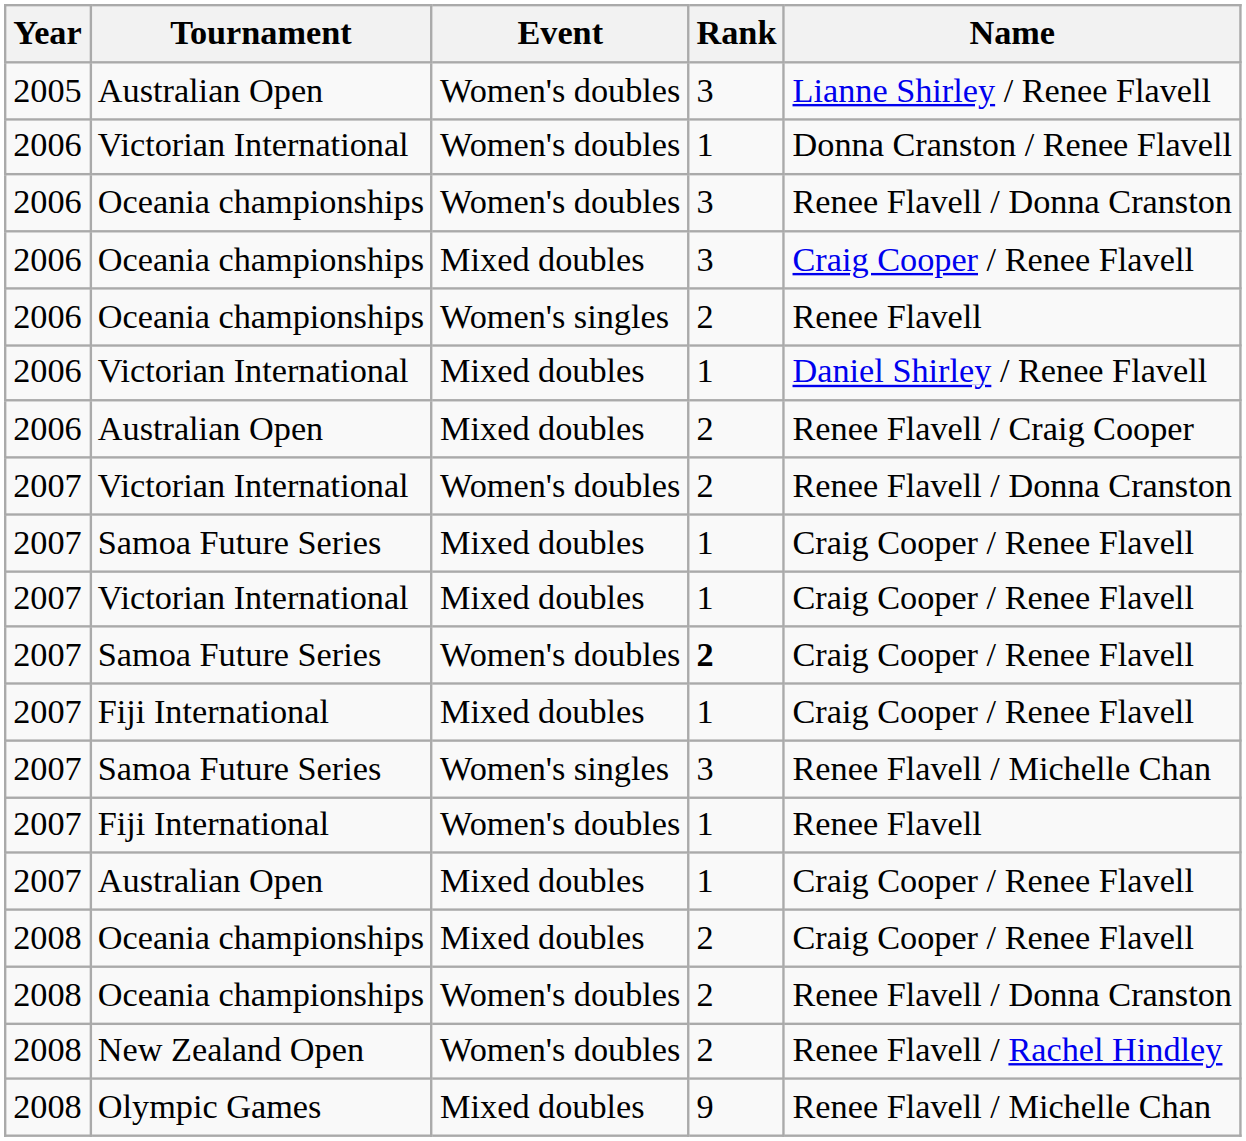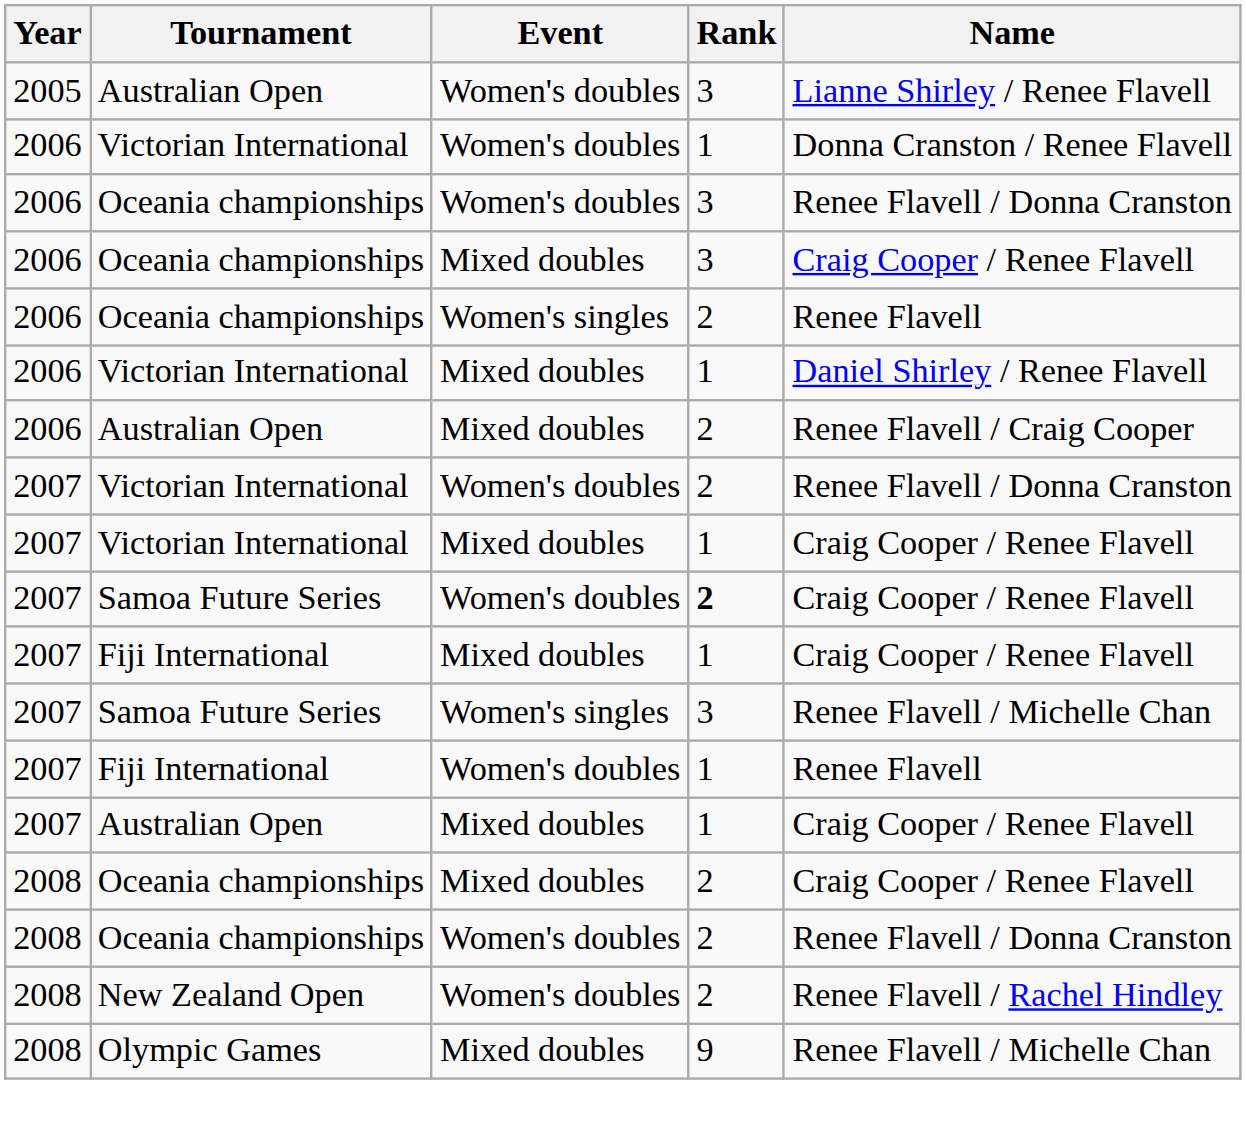- row: (240, 541)
